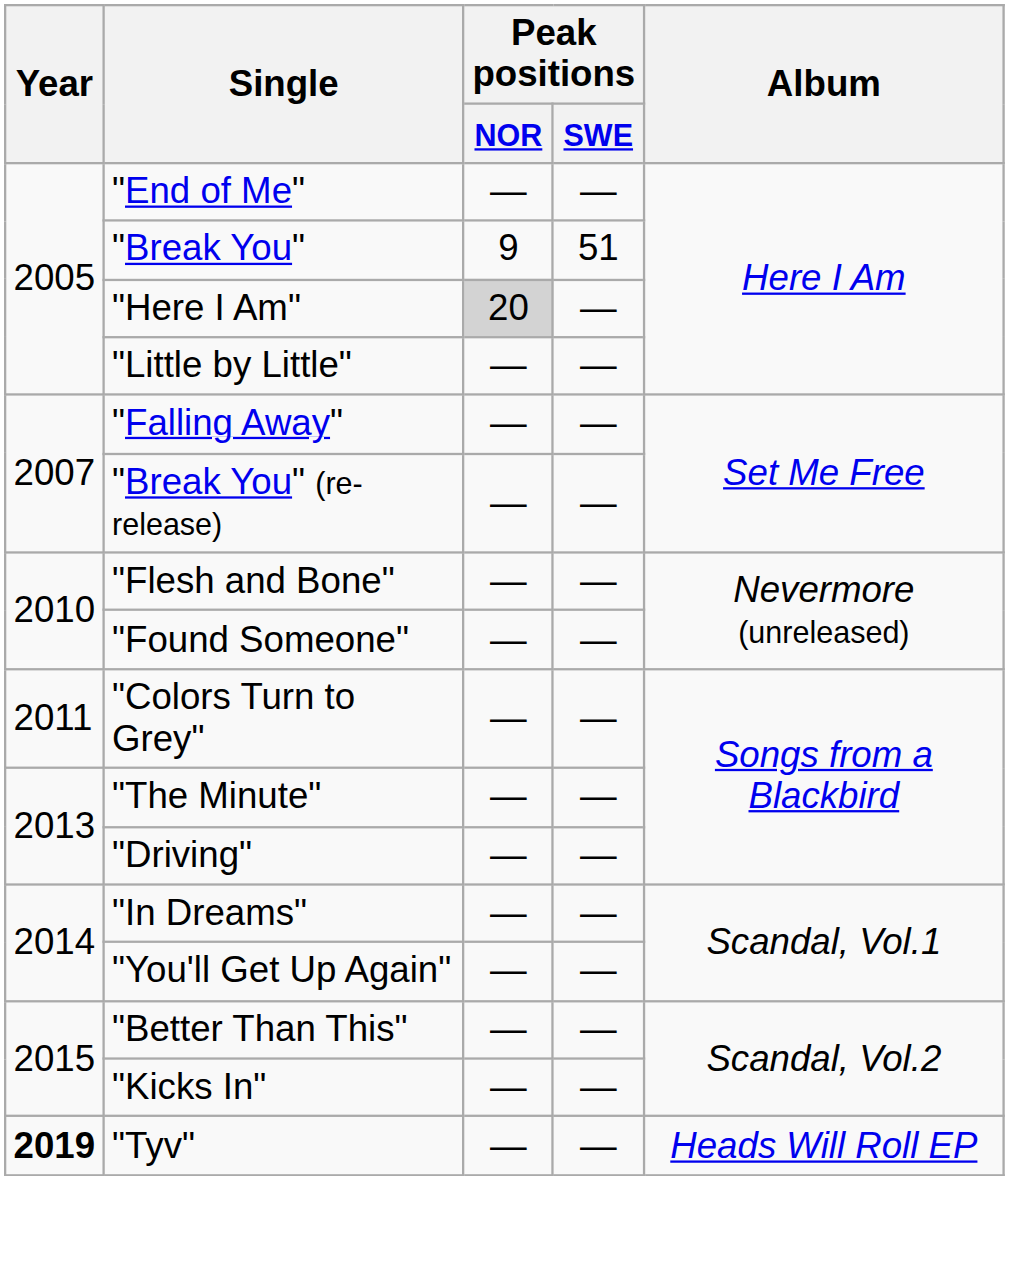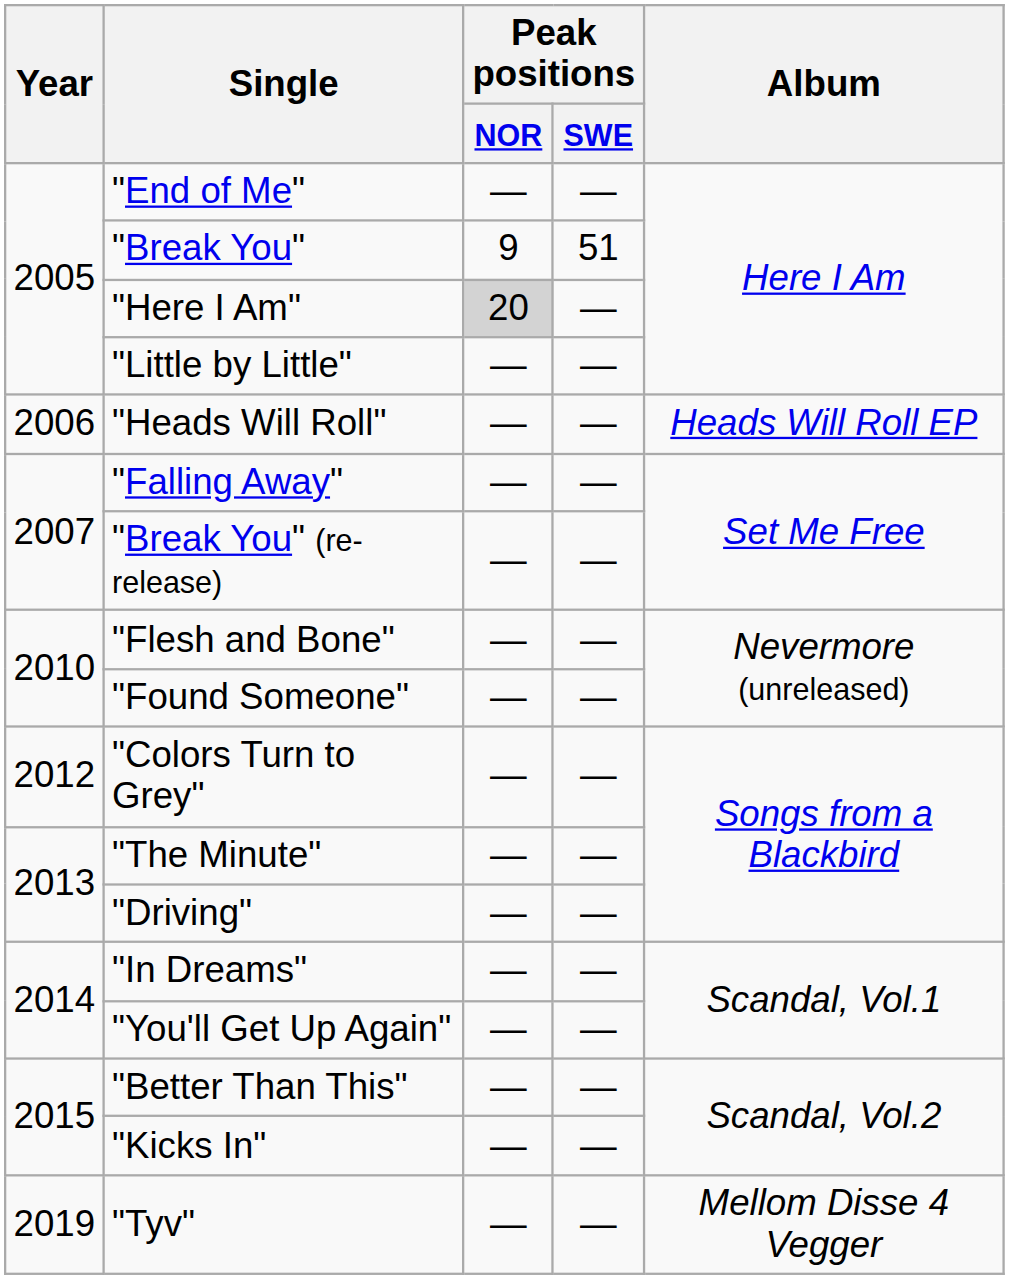+ row: (249, 423)
(53, 717) 2011 -> (54, 775) 2012
(54, 1145) bold -> (54, 1223) normal
(824, 1145) Heads Will Roll EP -> (824, 1223) Mellom Disse 4 Vegger
